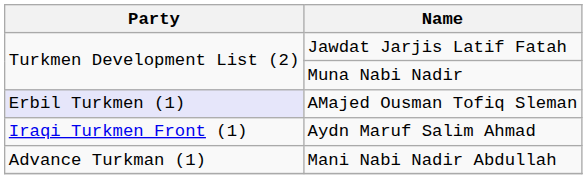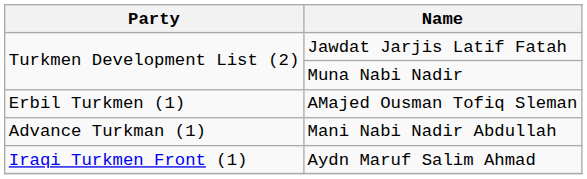(97, 103) lavender background -> (97, 103) no background
rows swapped: (432, 160) <-> (422, 131)
